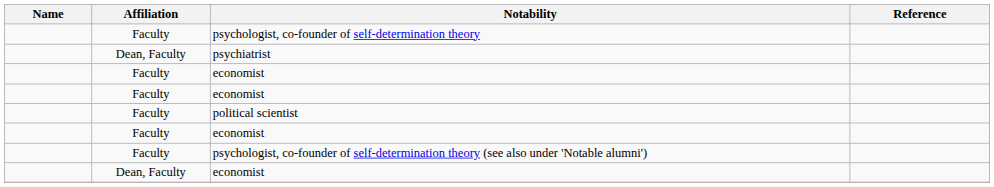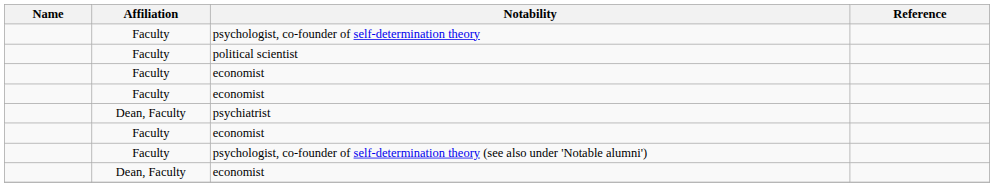rows swapped: (151, 53) <-> (151, 113)
